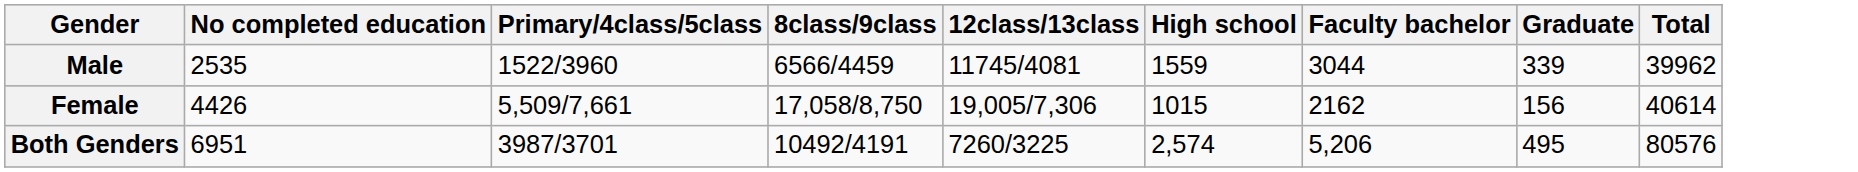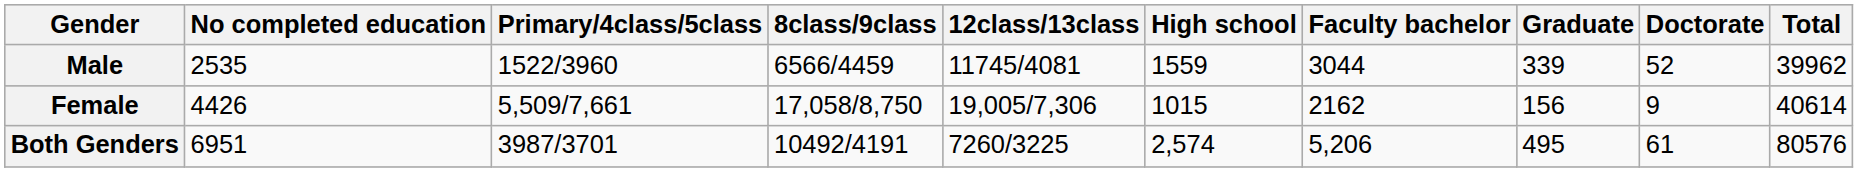+ column: (1705, 24)
